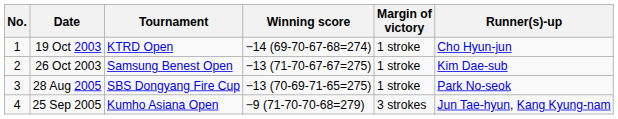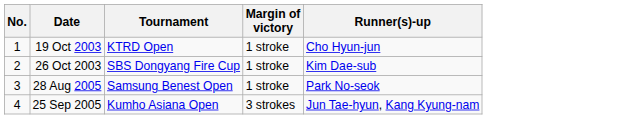- column: (309, 21)
(170, 66) Samsung Benest Open -> (174, 66) SBS Dongyang Fire Cup
(174, 86) SBS Dongyang Fire Cup -> (170, 86) Samsung Benest Open
